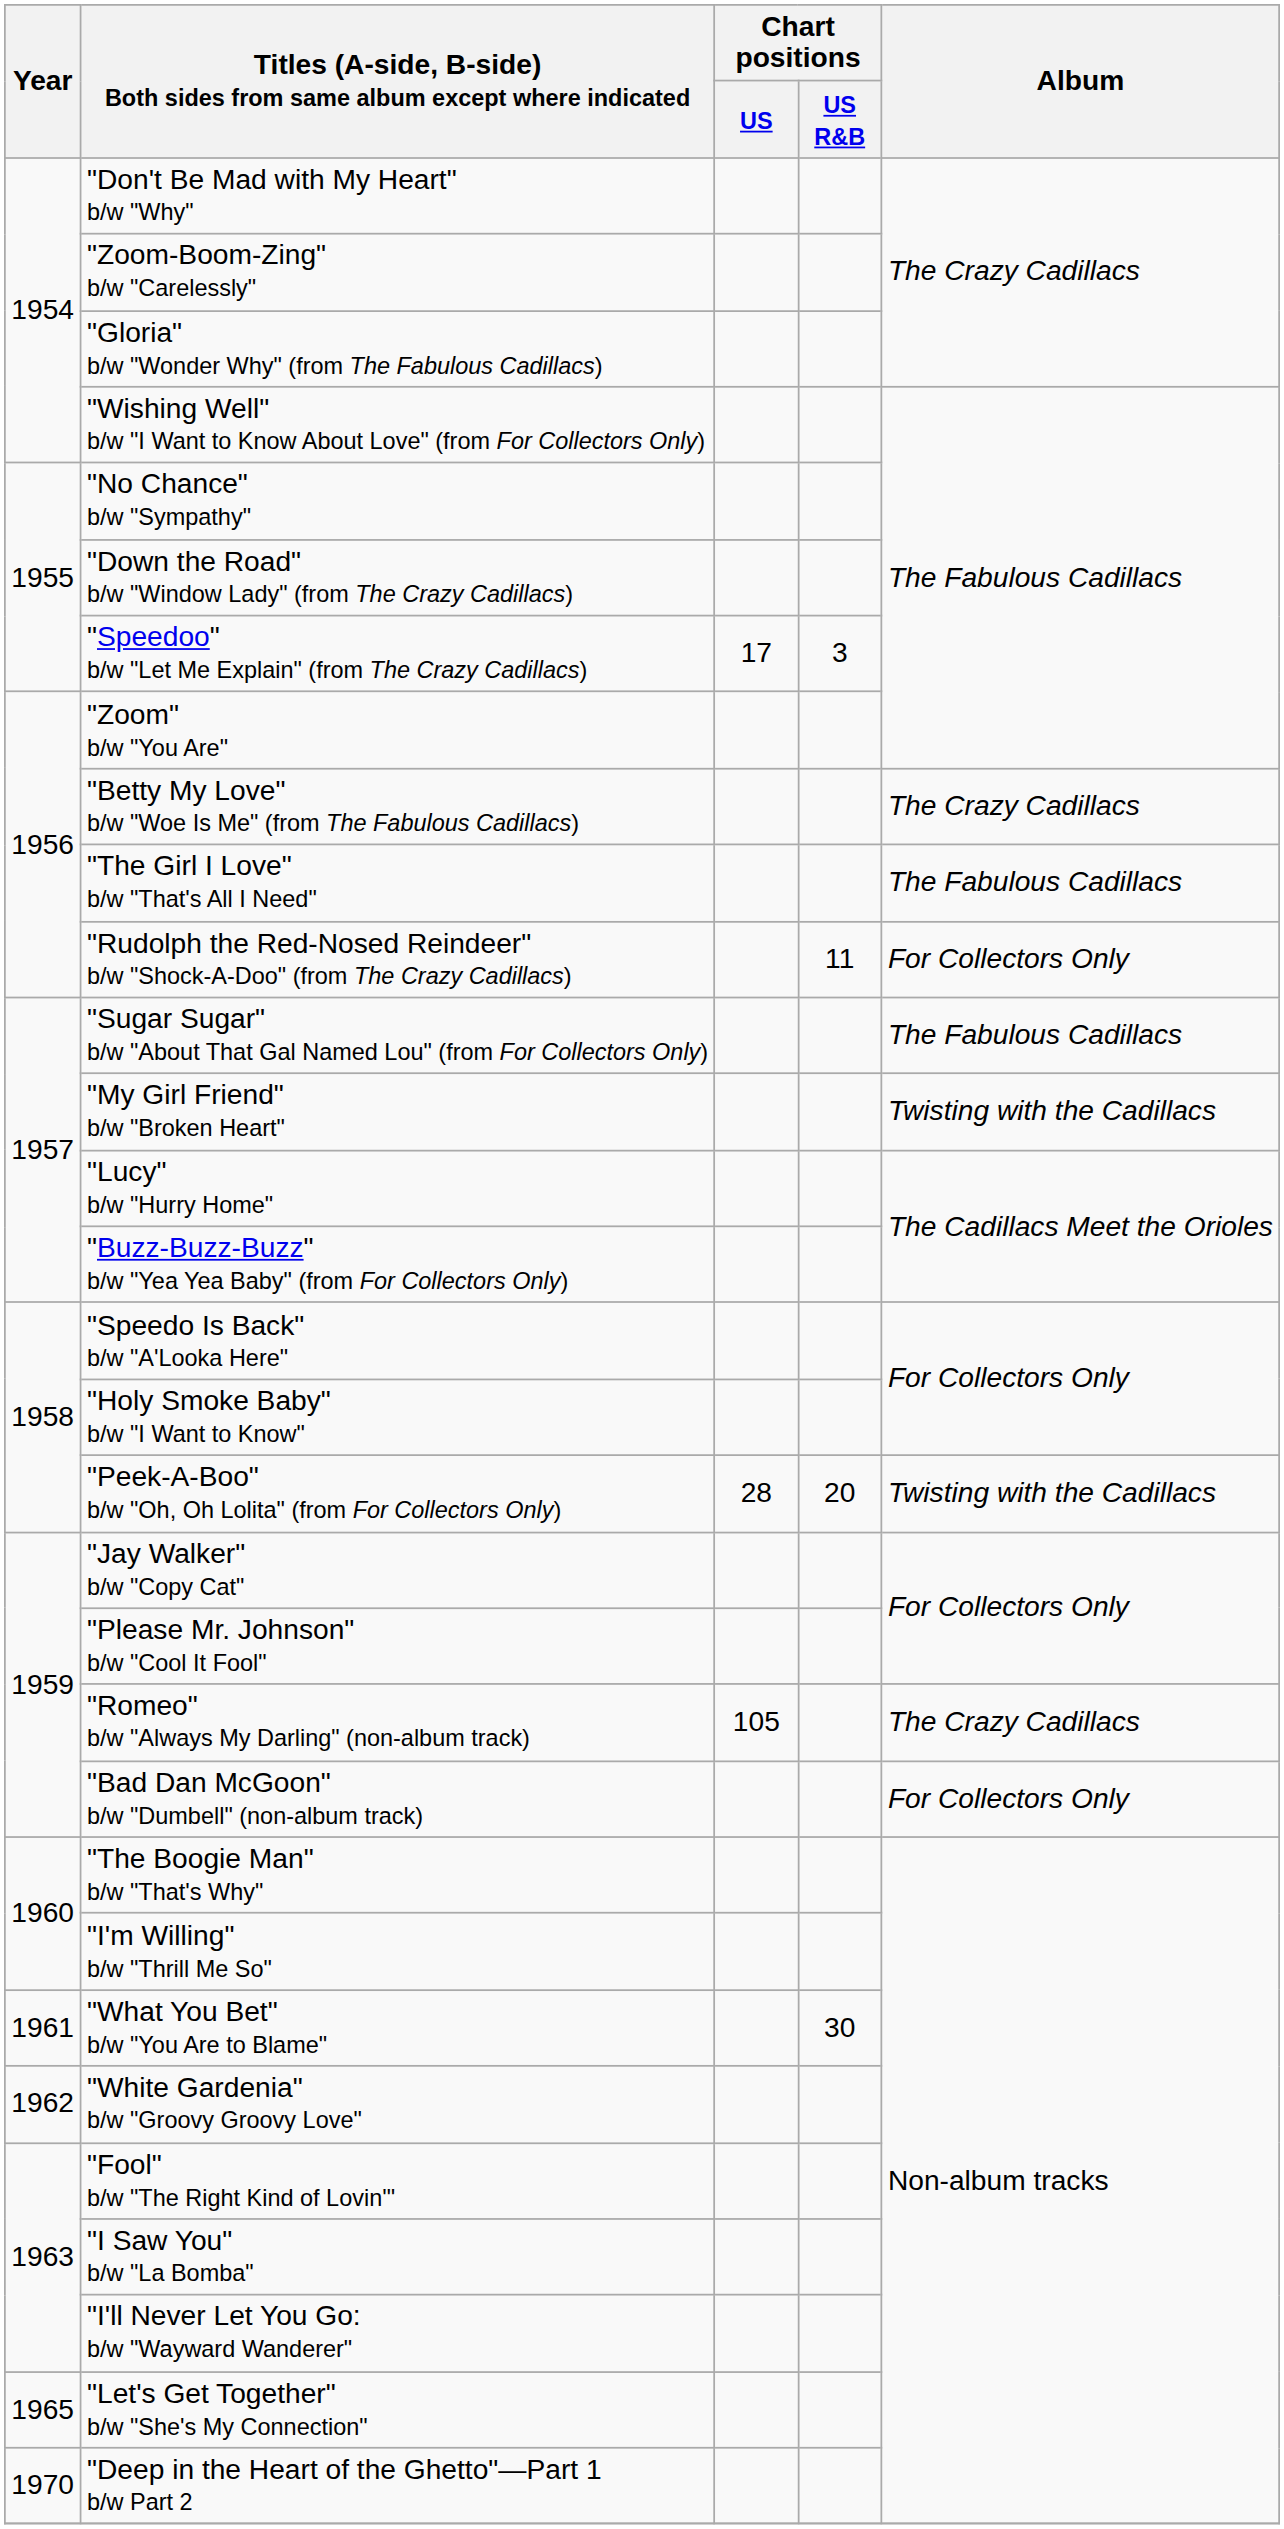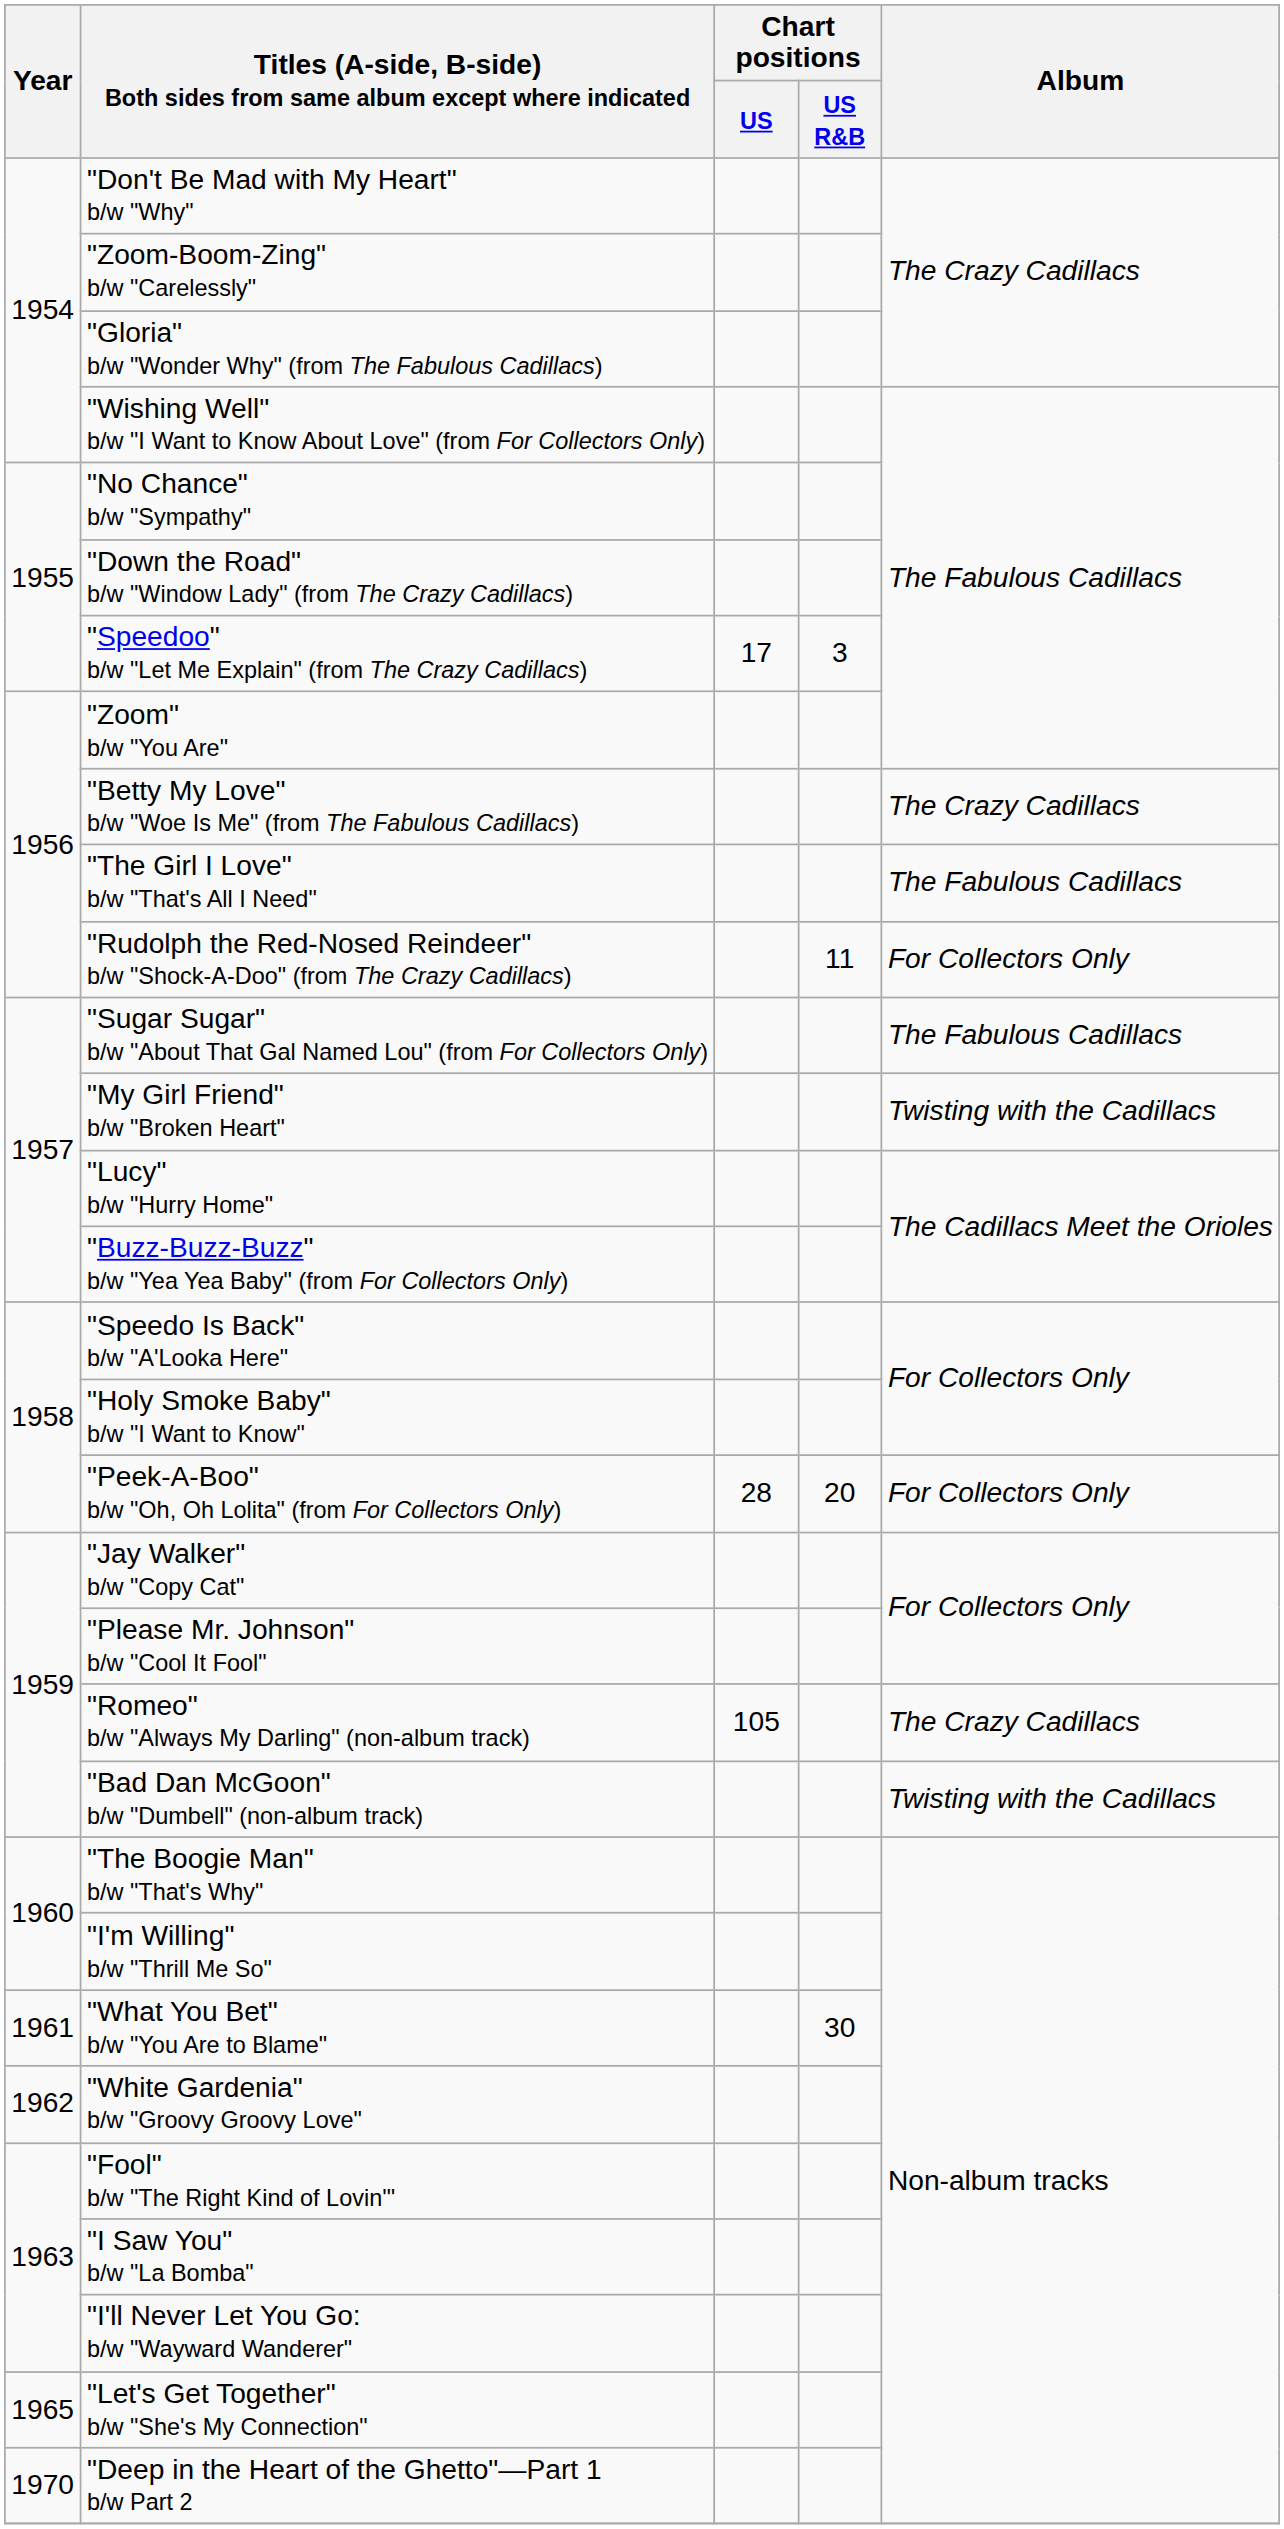(1052, 1493) Twisting with the Cadillacs -> (1008, 1493) For Collectors Only
(1008, 1798) For Collectors Only -> (1052, 1798) Twisting with the Cadillacs
